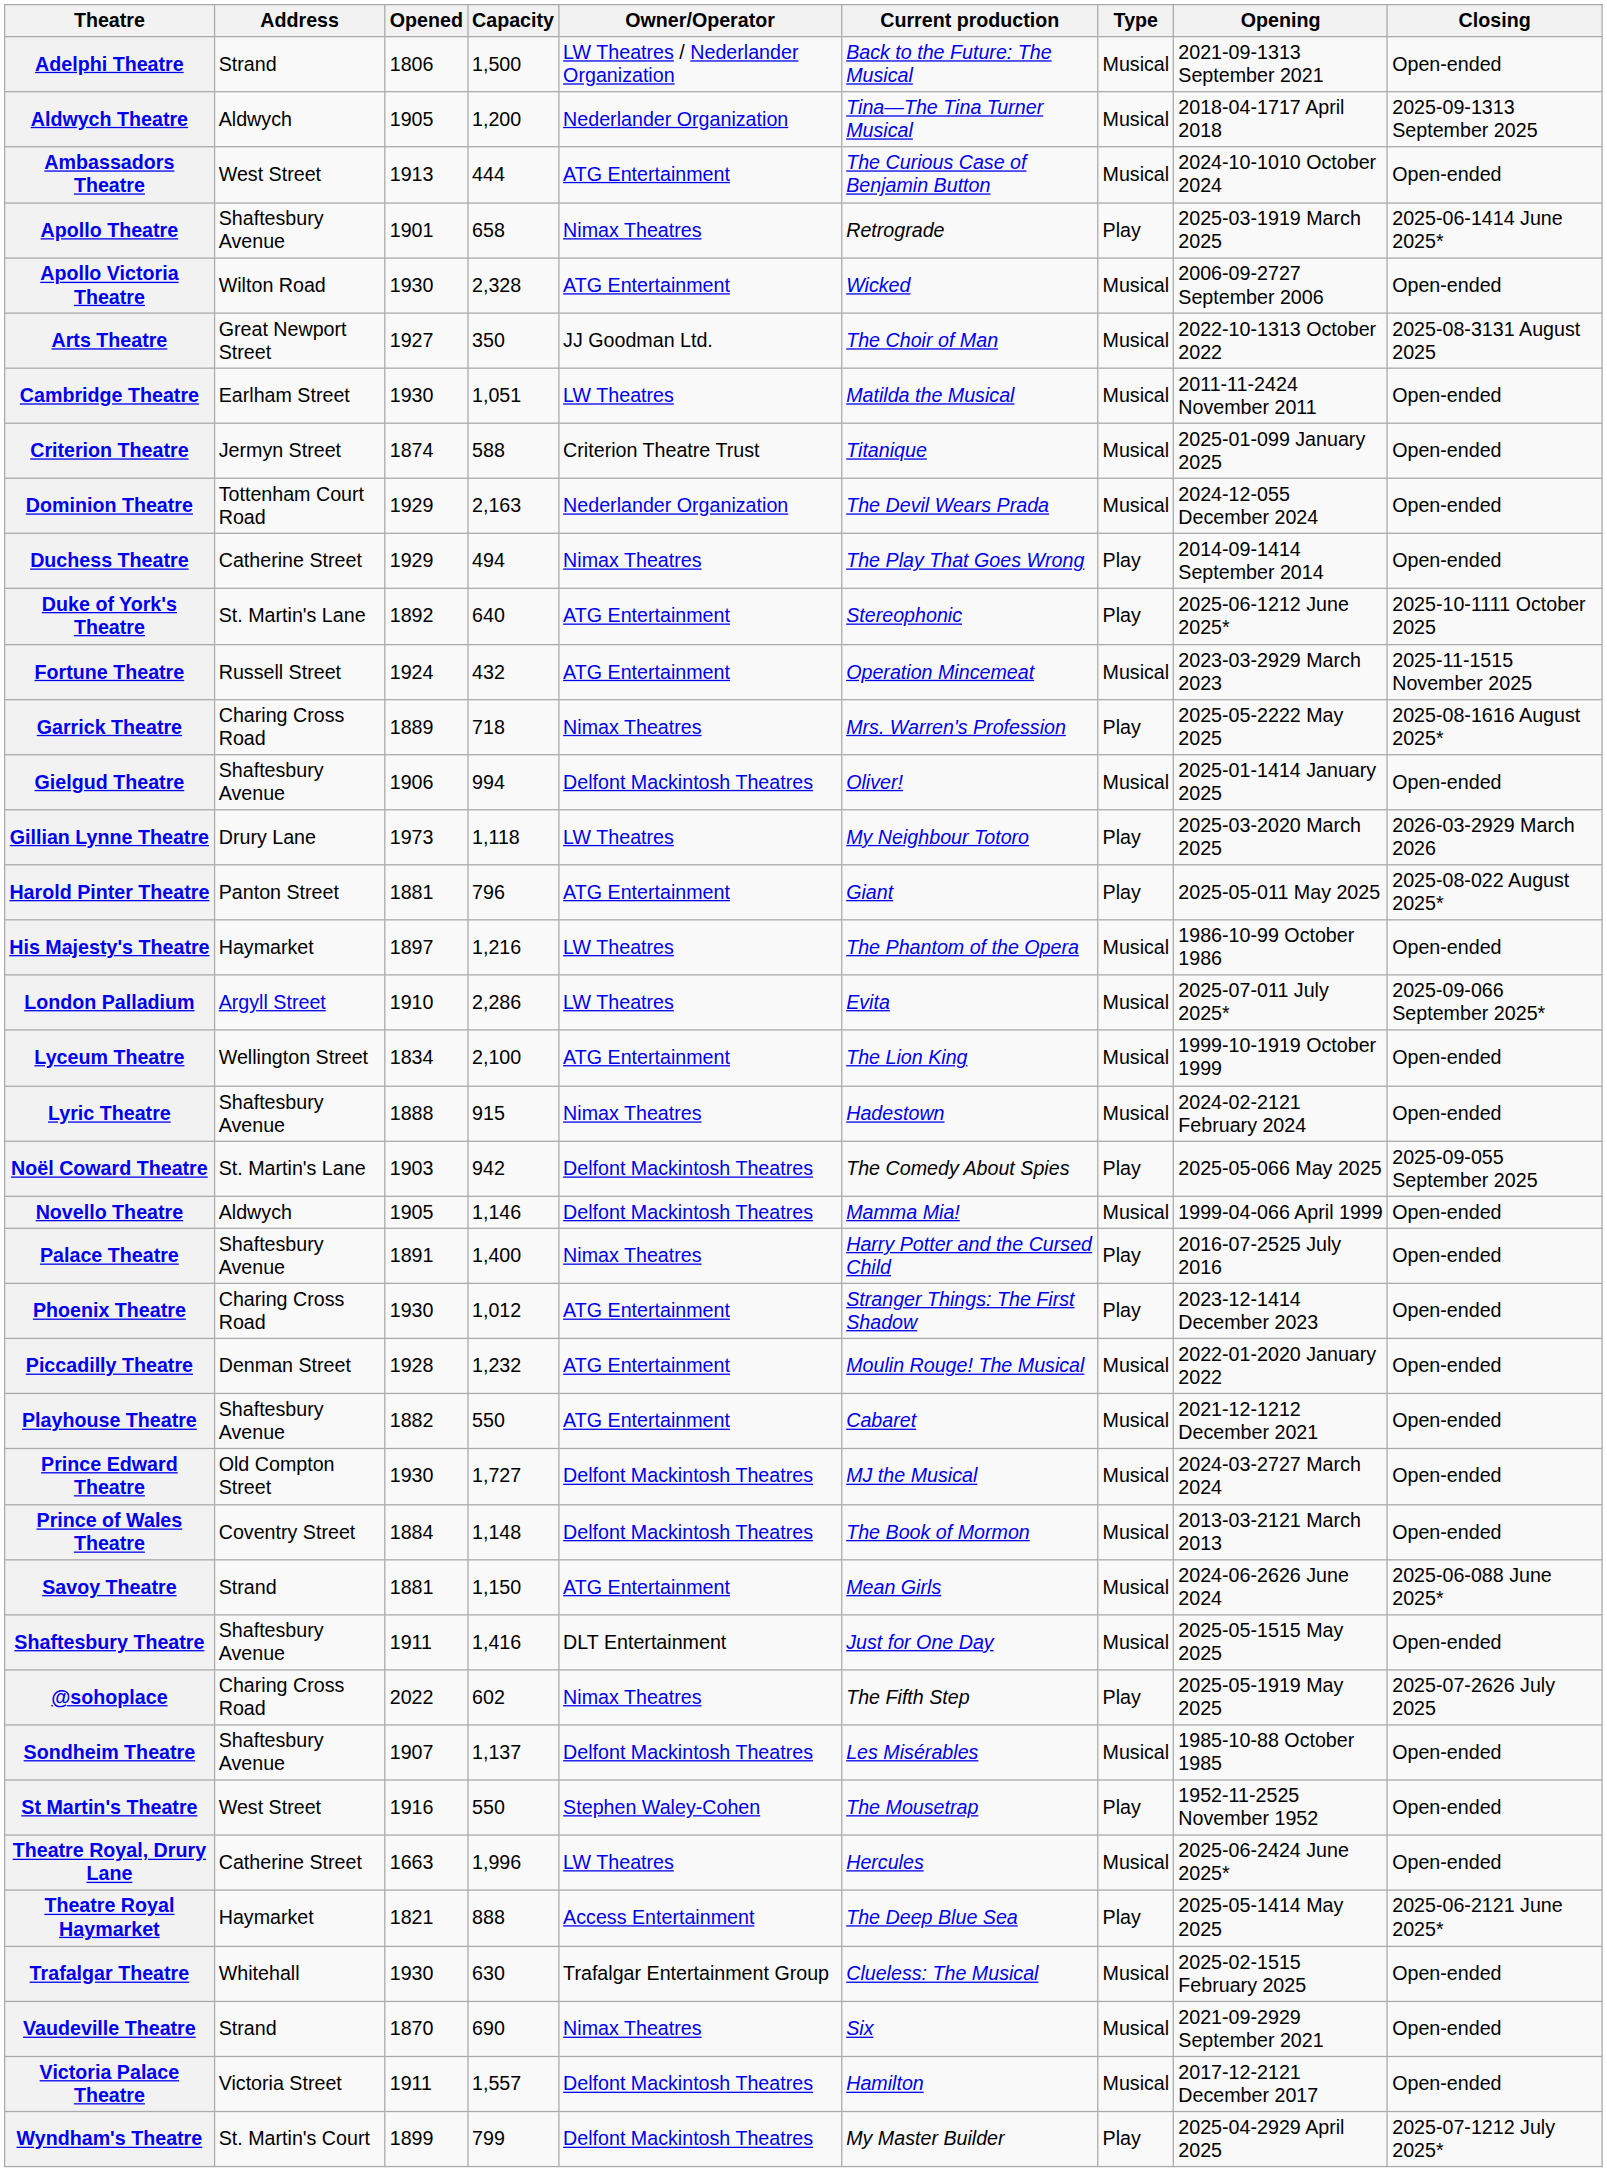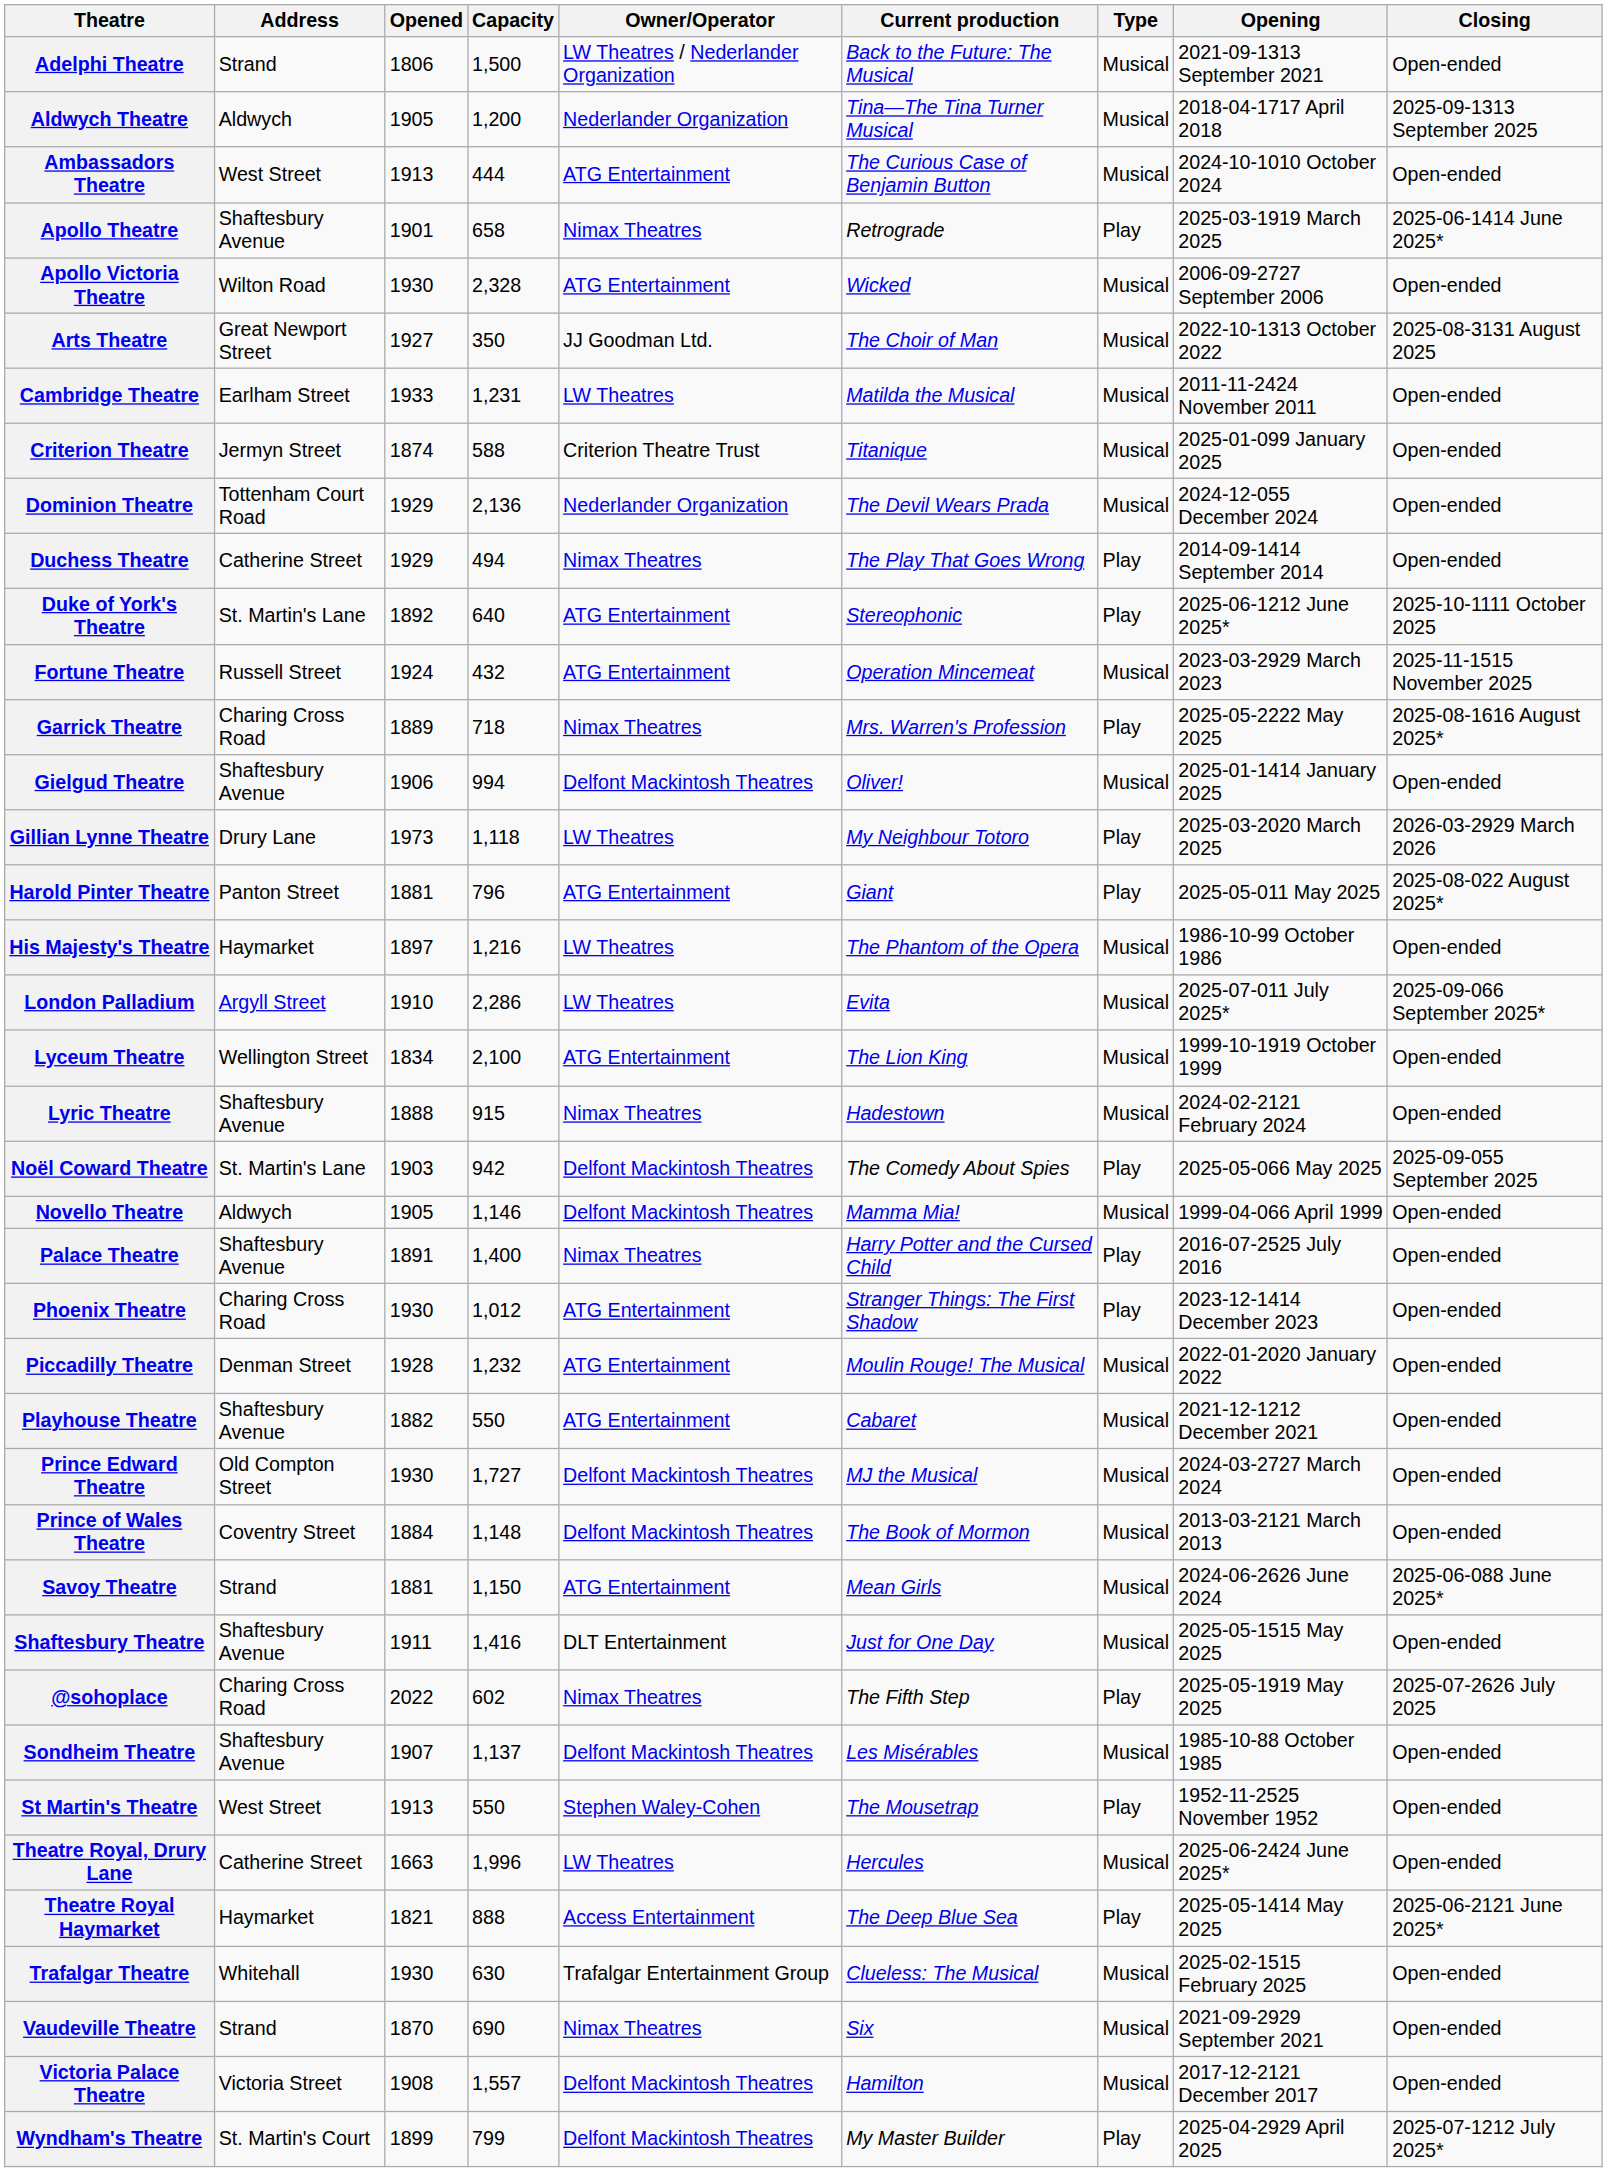(412, 395) 1930 -> (412, 395) 1933
(497, 395) 1,051 -> (497, 395) 1,231
(497, 506) 2,163 -> (497, 506) 2,136
(412, 1807) 1916 -> (412, 1807) 1913
(411, 2083) 1911 -> (412, 2083) 1908
